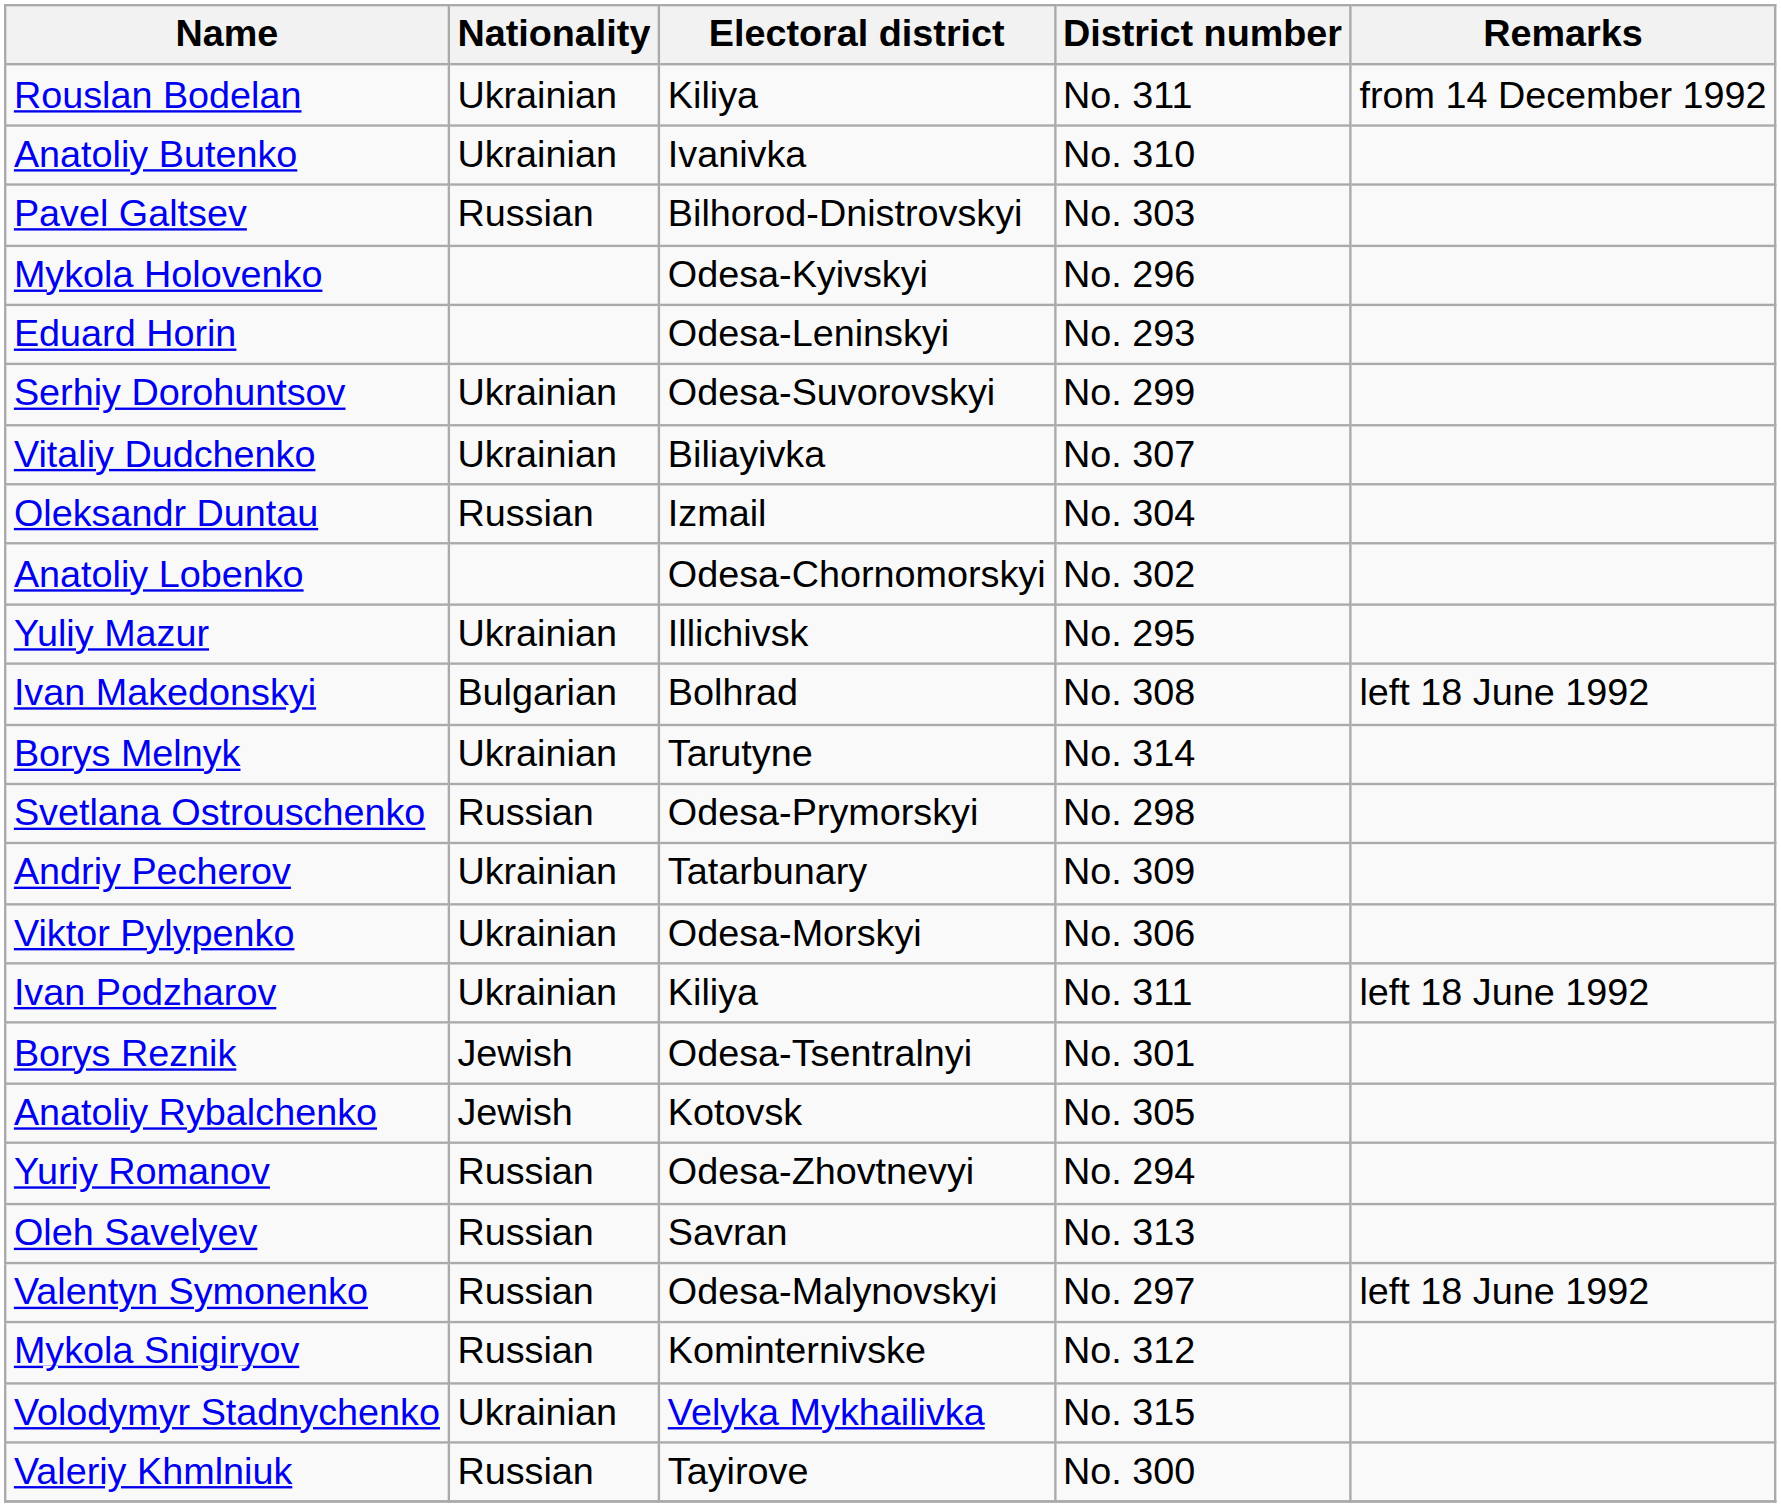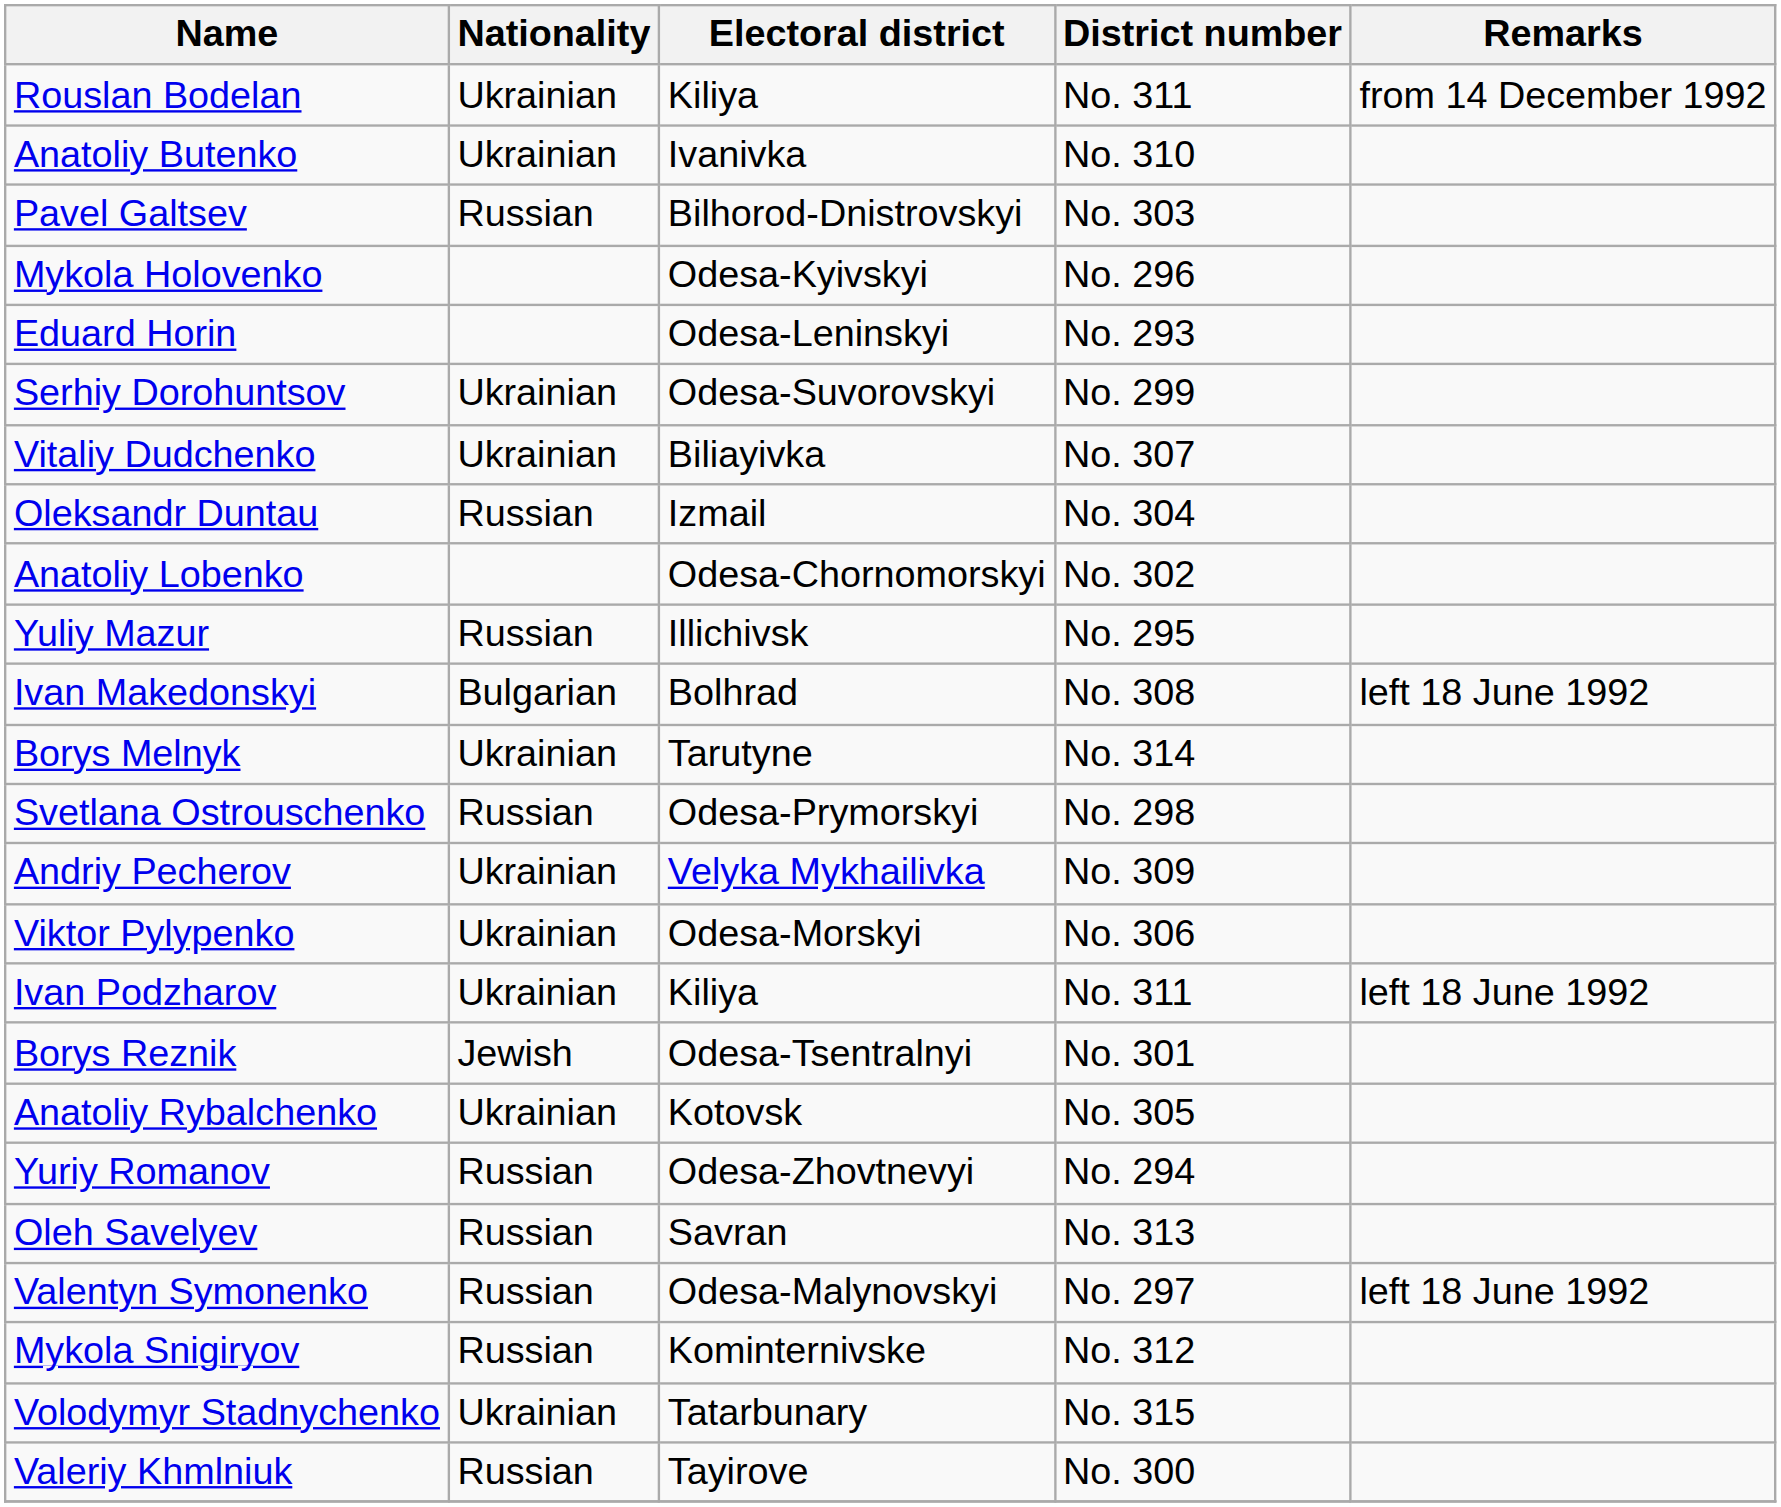(537, 633) Ukrainian -> (526, 633) Russian
(768, 872) Tatarbunary -> (826, 872) Velyka Mykhailivka
(515, 1112) Jewish -> (537, 1112) Ukrainian
(826, 1411) Velyka Mykhailivka -> (768, 1411) Tatarbunary
